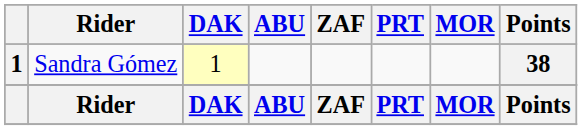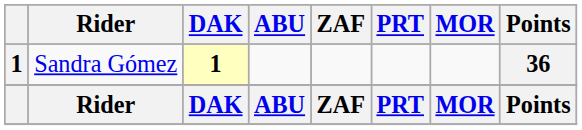(216, 64) normal -> (216, 64) bold
(538, 64) 38 -> (538, 64) 36
